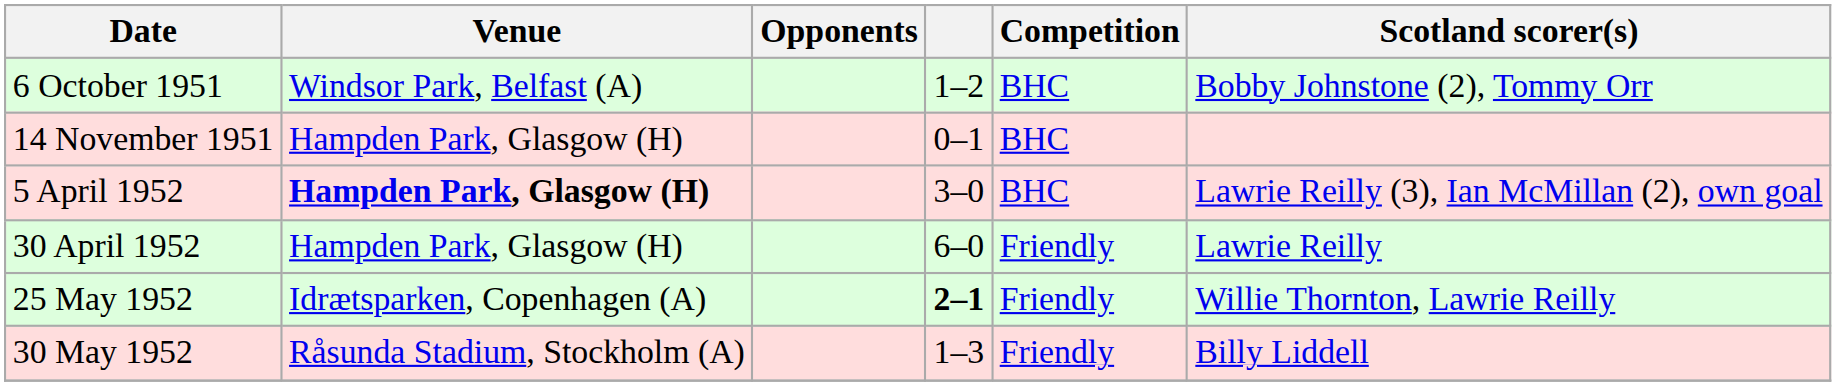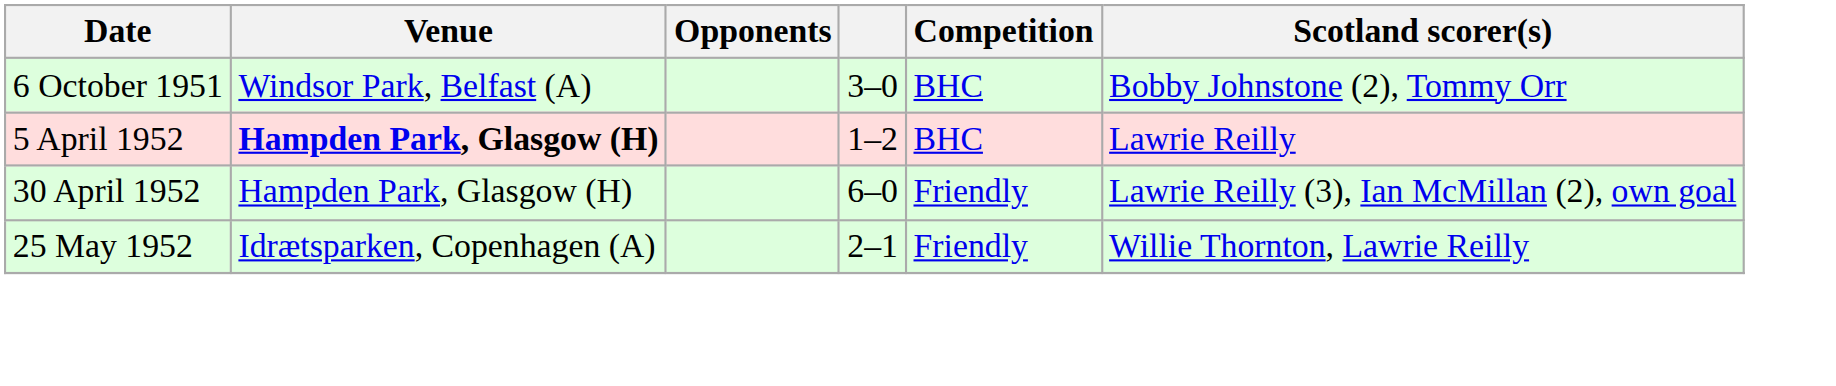(959, 84) 1–2 -> (873, 84) 3–0
- row: (143, 138)
(959, 191) 3–0 -> (873, 138) 1–2
(1509, 191) Lawrie Reilly (3), Ian McMillan (2), own goal -> (1202, 138) Lawrie Reilly
(1289, 245) Lawrie Reilly -> (1423, 191) Lawrie Reilly (3), Ian McMillan (2), own goal
(959, 298) bold -> (873, 245) normal
- row: (103, 352)
